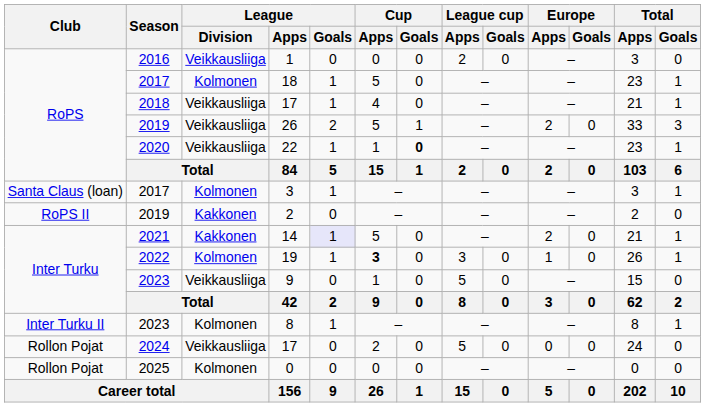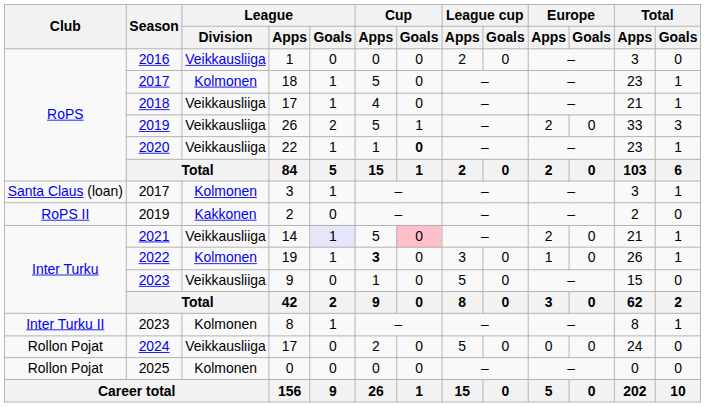(226, 236) Kakkonen -> (226, 236) Veikkausliiga
(419, 236) no background -> (419, 236) pink background
